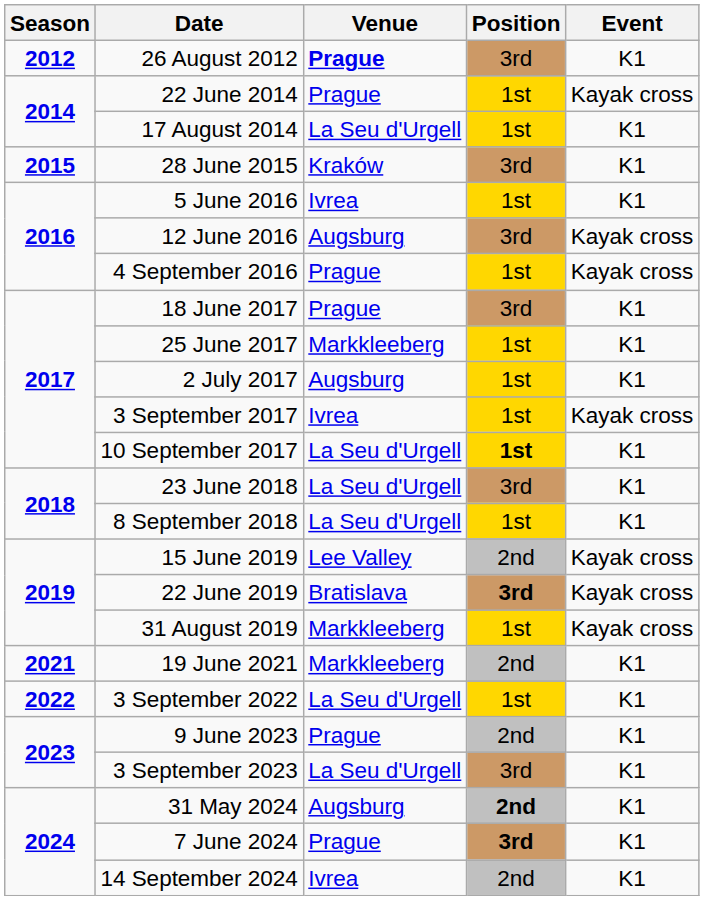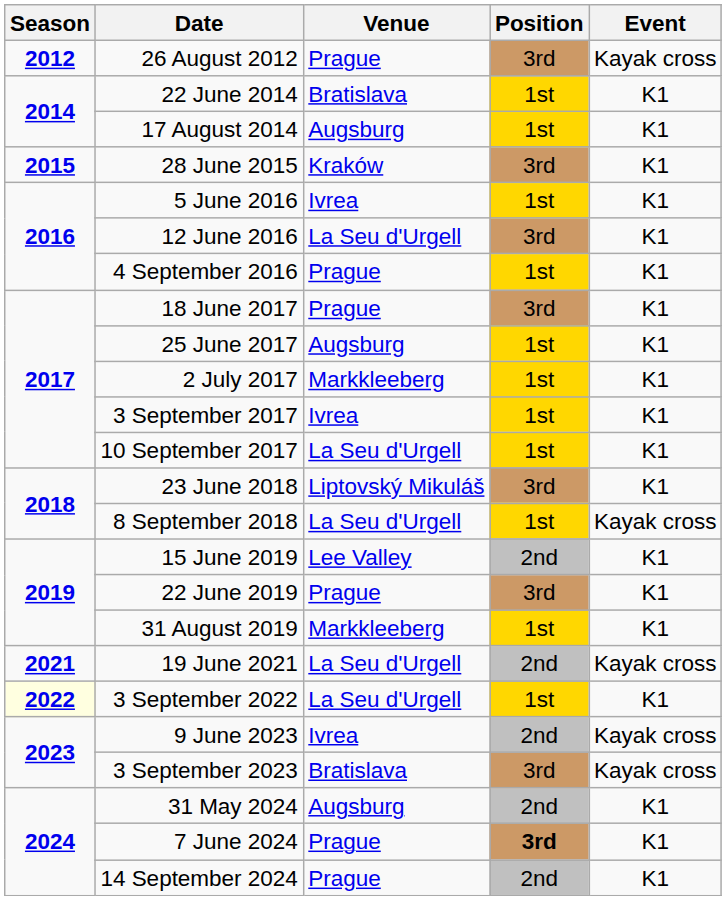(346, 58) bold -> (345, 58) normal
(632, 58) K1 -> (655, 58) Kayak cross
(345, 94) Prague -> (358, 94) Bratislava
(632, 94) Kayak cross -> (655, 94) K1
(385, 130) La Seu d'Urgell -> (356, 130) Augsburg
(356, 236) Augsburg -> (385, 236) La Seu d'Urgell
(632, 236) Kayak cross -> (655, 236) K1
(632, 272) Kayak cross -> (655, 272) K1
(376, 343) Markkleeberg -> (356, 343) Augsburg
(356, 379) Augsburg -> (376, 379) Markkleeberg
(632, 414) Kayak cross -> (655, 414) K1
(516, 450) bold -> (539, 450) normal
(385, 486) La Seu d'Urgell -> (396, 486) Liptovský Mikuláš
(632, 521) K1 -> (655, 521) Kayak cross
(632, 557) Kayak cross -> (655, 557) K1
(358, 593) Bratislava -> (345, 593) Prague
(516, 593) bold -> (539, 593) normal
(632, 593) Kayak cross -> (655, 593) K1
(632, 628) Kayak cross -> (655, 628) K1
(376, 664) Markkleeberg -> (385, 664) La Seu d'Urgell
(632, 664) K1 -> (655, 664) Kayak cross
(50, 699) no background -> (50, 699) lightyellow background
(345, 735) Prague -> (333, 735) Ivrea
(632, 735) K1 -> (655, 735) Kayak cross
(385, 771) La Seu d'Urgell -> (358, 771) Bratislava
(632, 771) K1 -> (655, 771) Kayak cross
(516, 806) bold -> (539, 806) normal
(333, 877) Ivrea -> (345, 877) Prague
